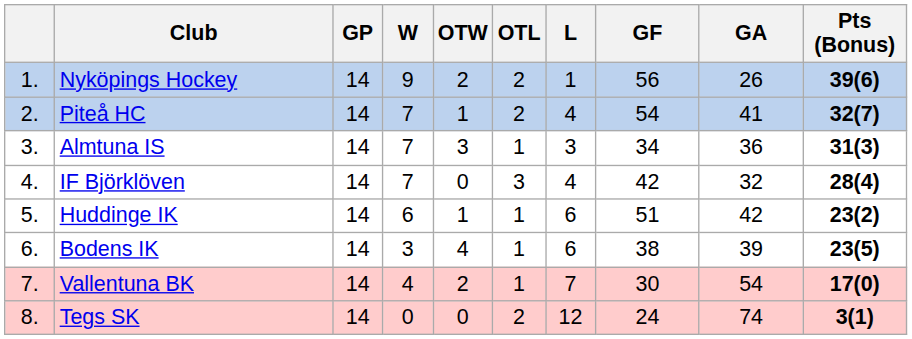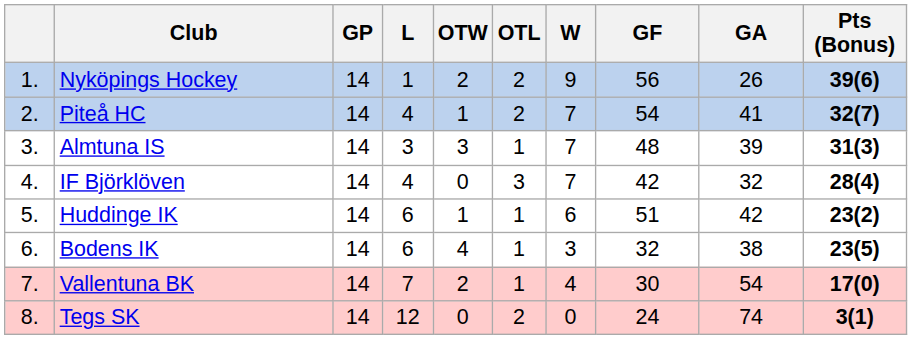columns swapped: (408, 33) <-> (571, 33)
(647, 147) 34 -> (647, 147) 48
(751, 147) 36 -> (751, 147) 39
(647, 249) 38 -> (647, 249) 32
(751, 249) 39 -> (751, 249) 38
